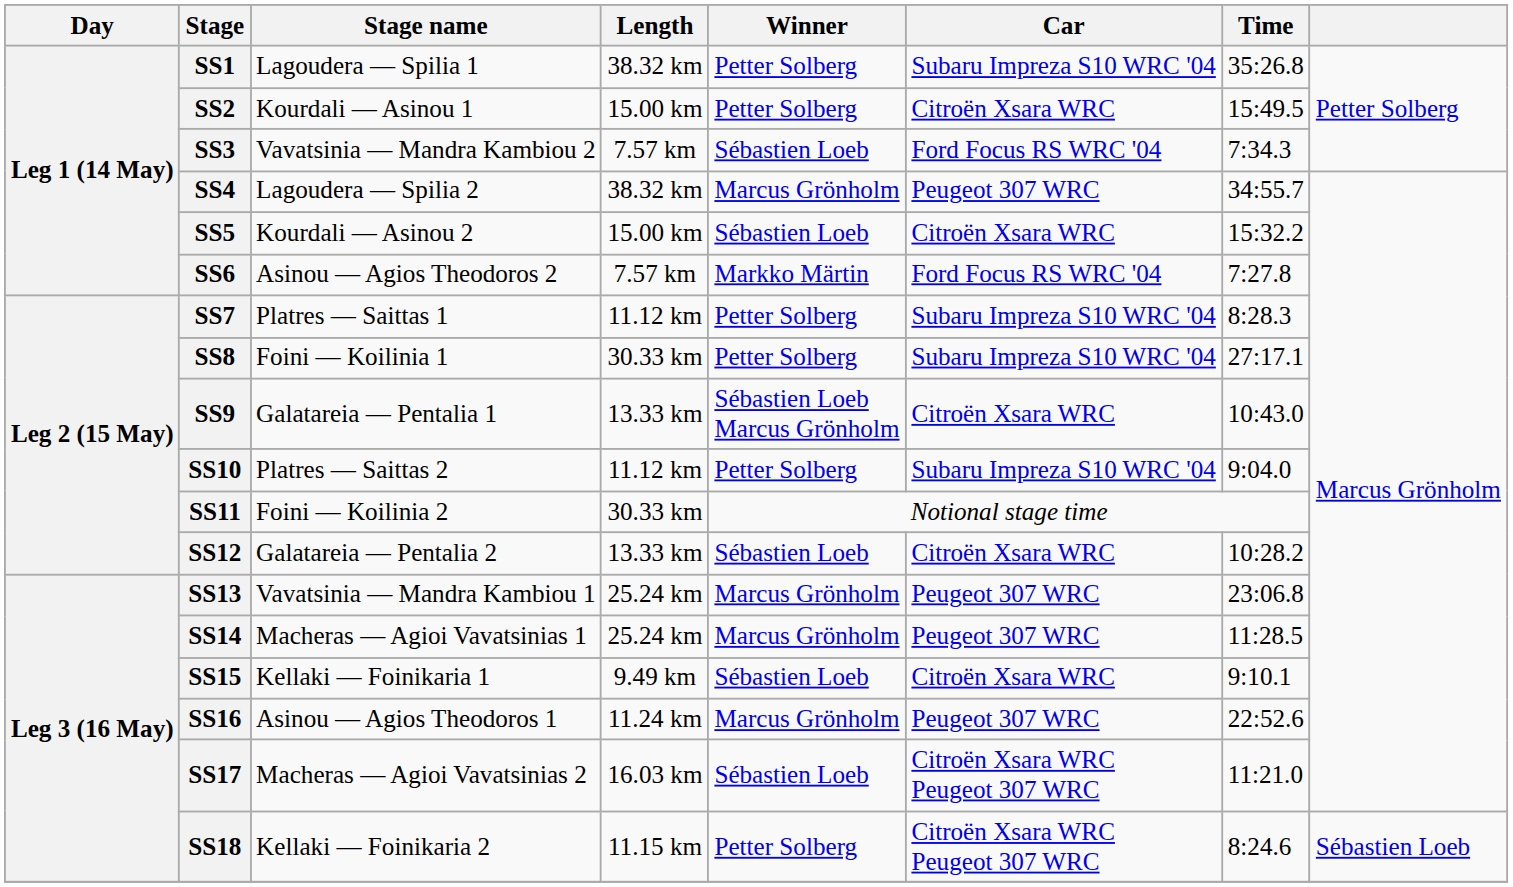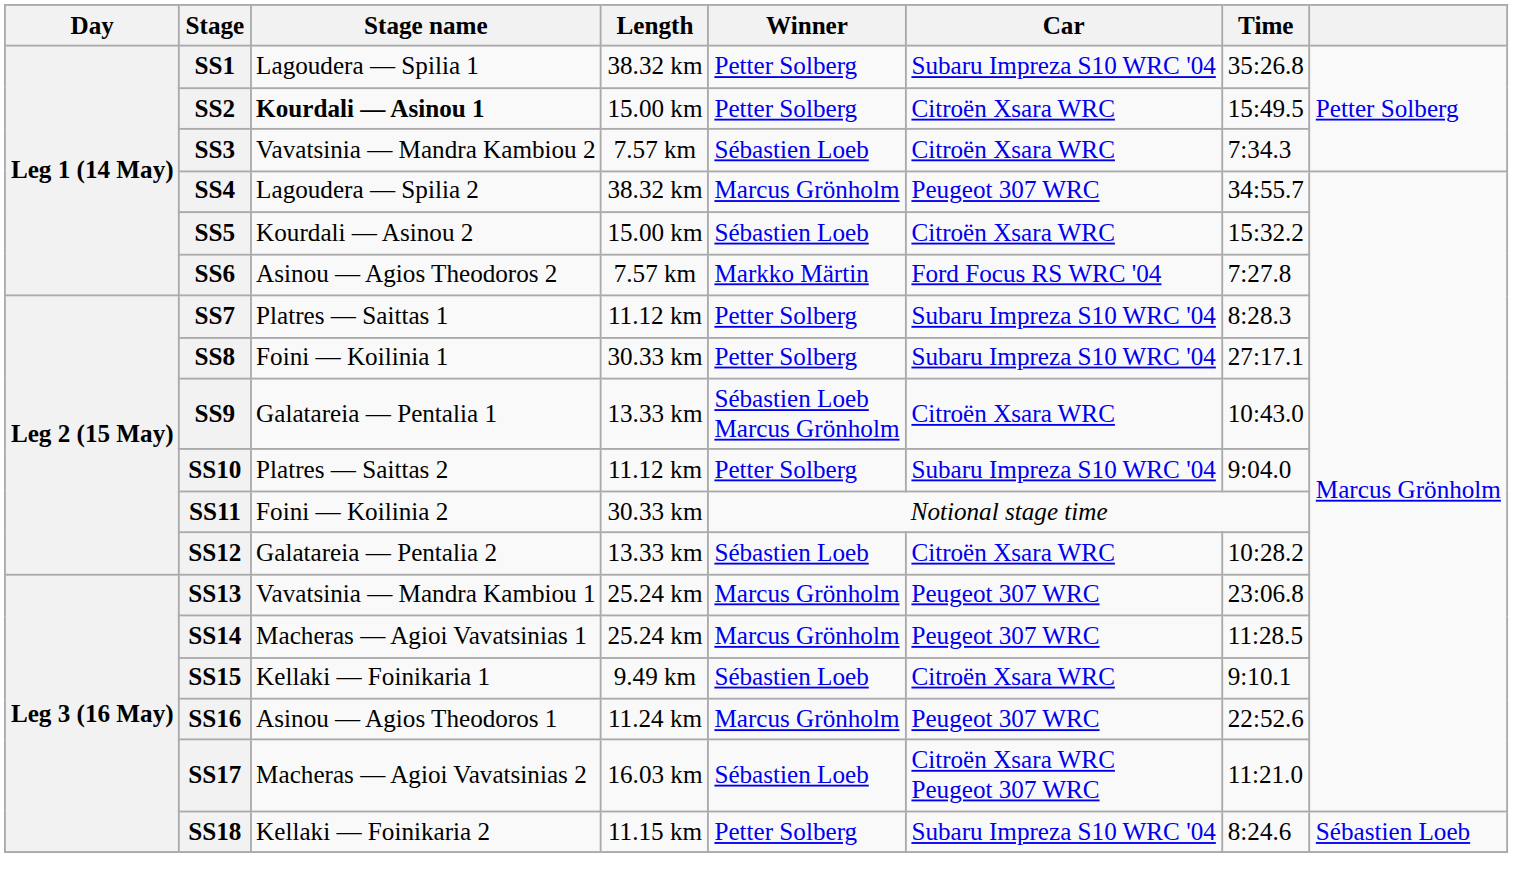(365, 107) normal -> (370, 107) bold
(1036, 149) Ford Focus RS WRC '04 -> (1013, 149) Citroën Xsara WRC
(1013, 846) Citroën Xsara WRC Peugeot 307 WRC -> (1064, 831) Subaru Impreza S10 WRC '04
